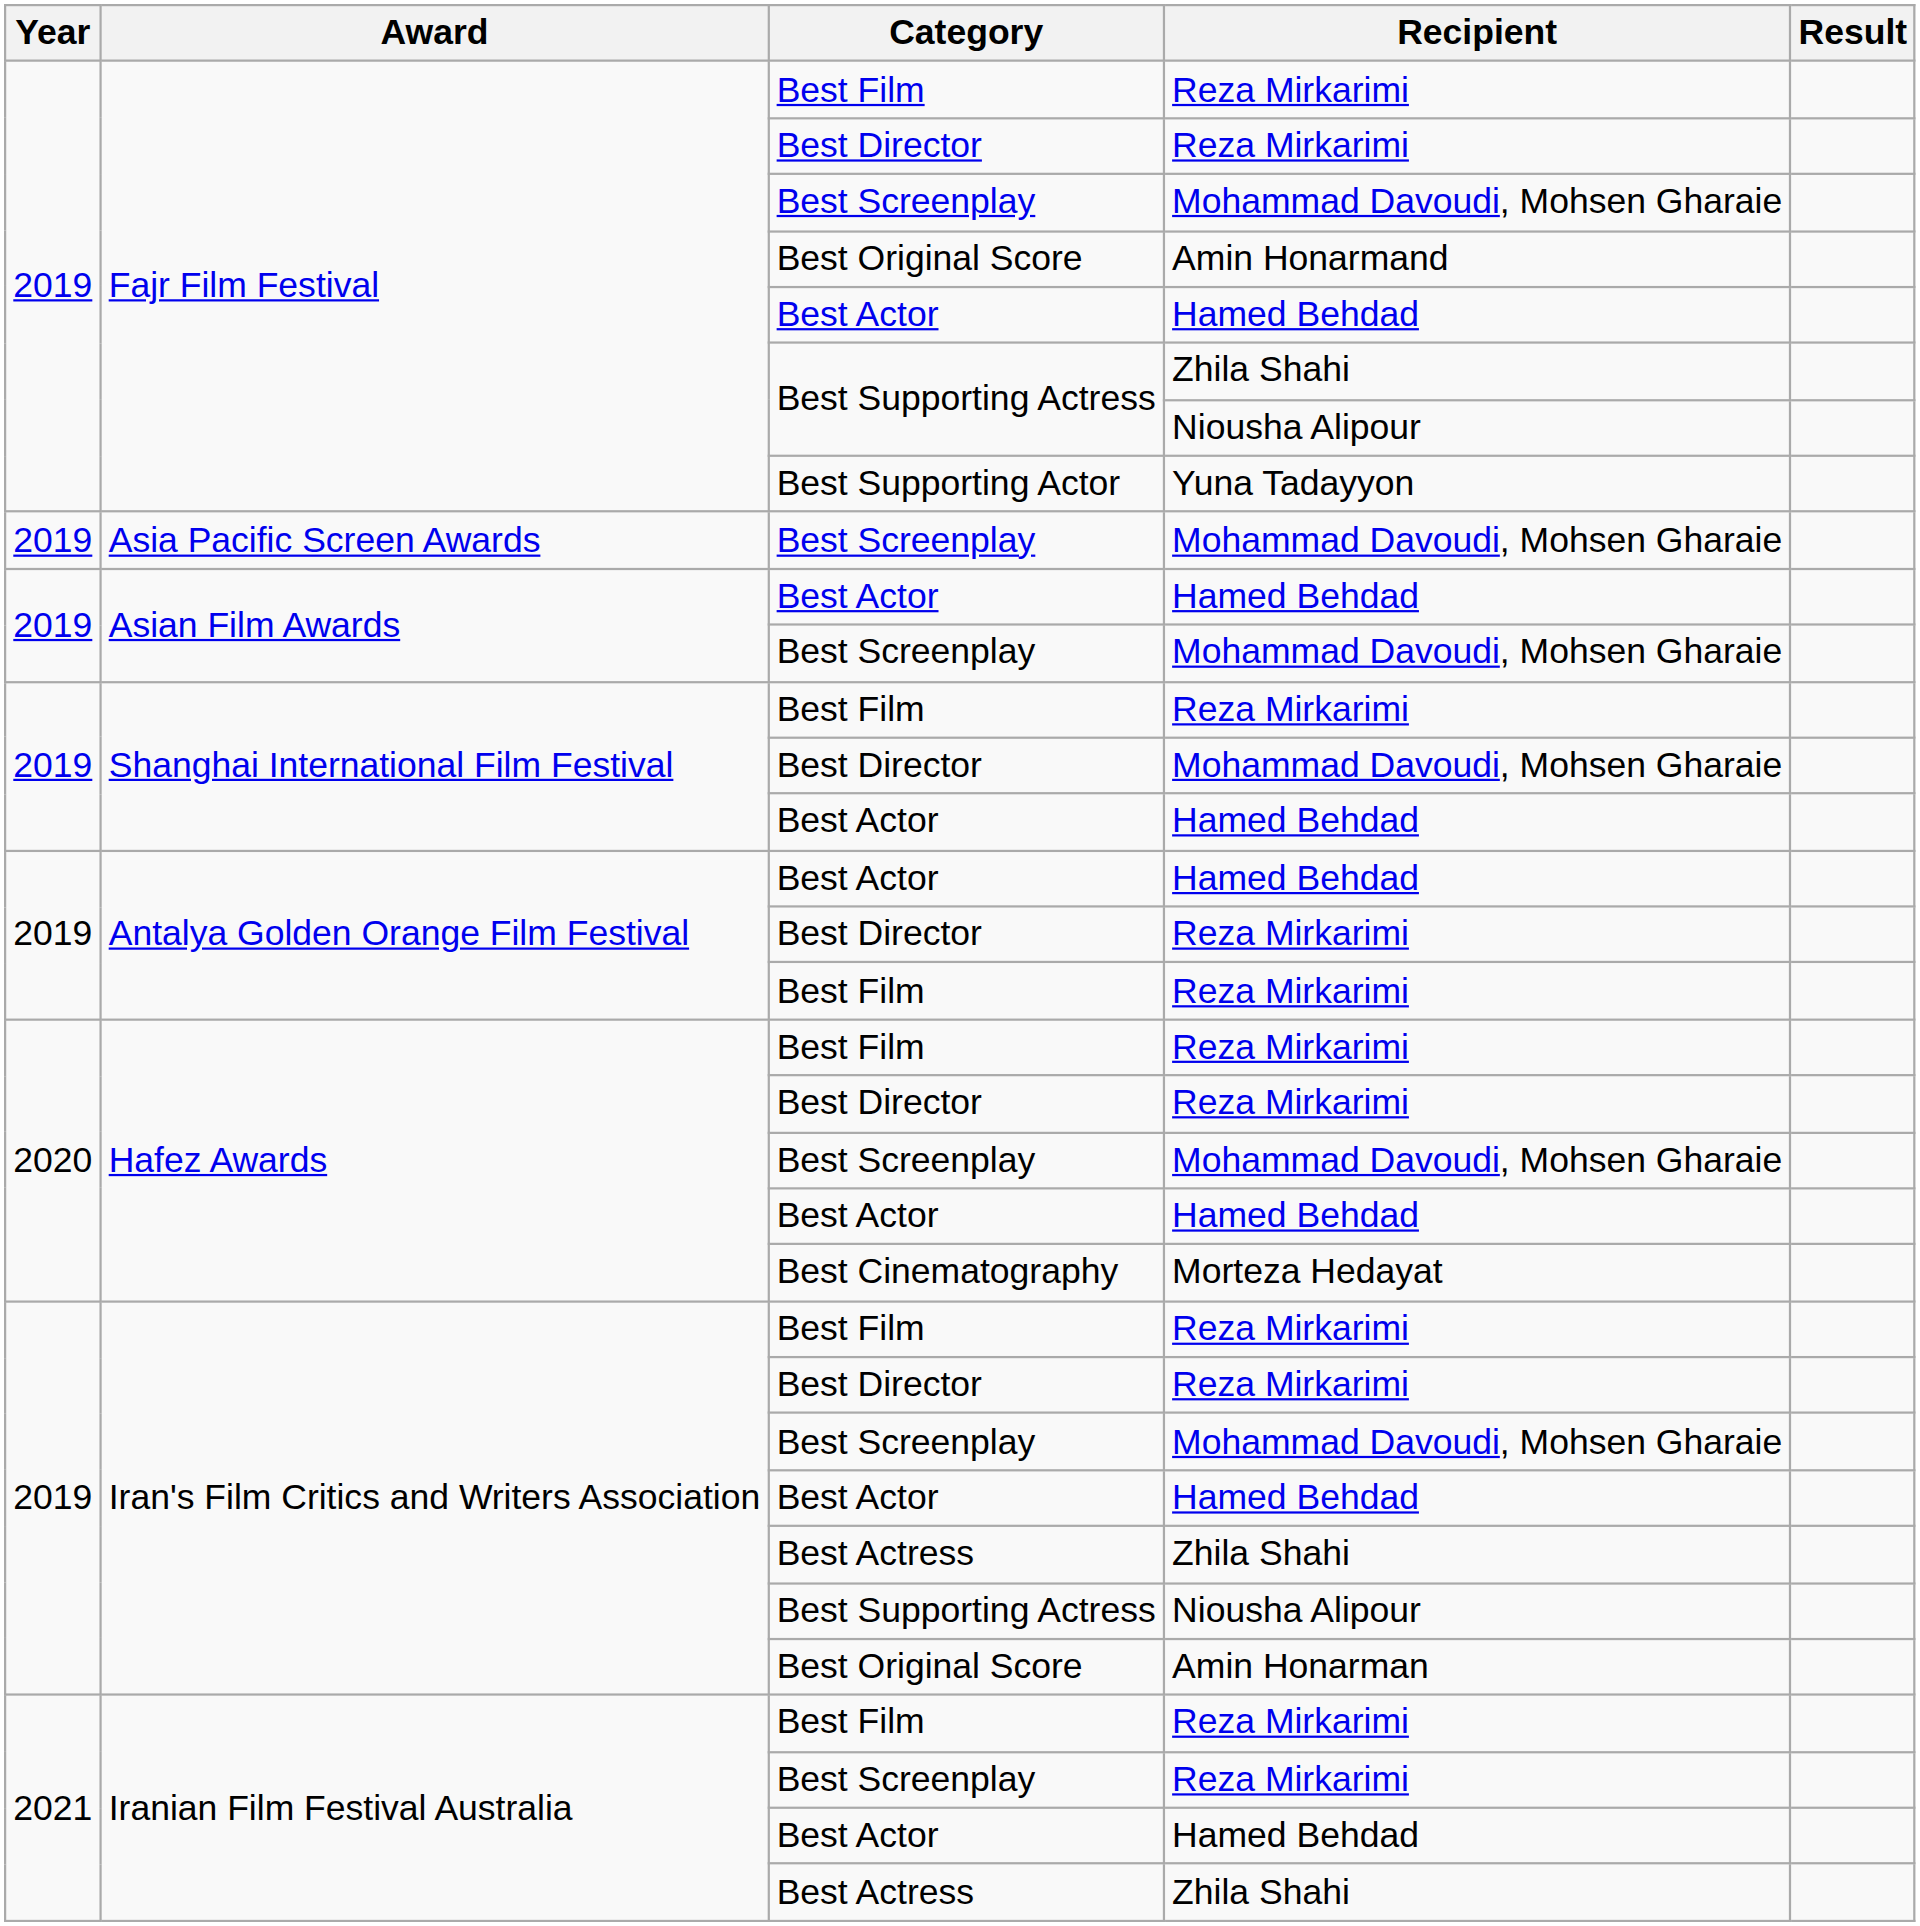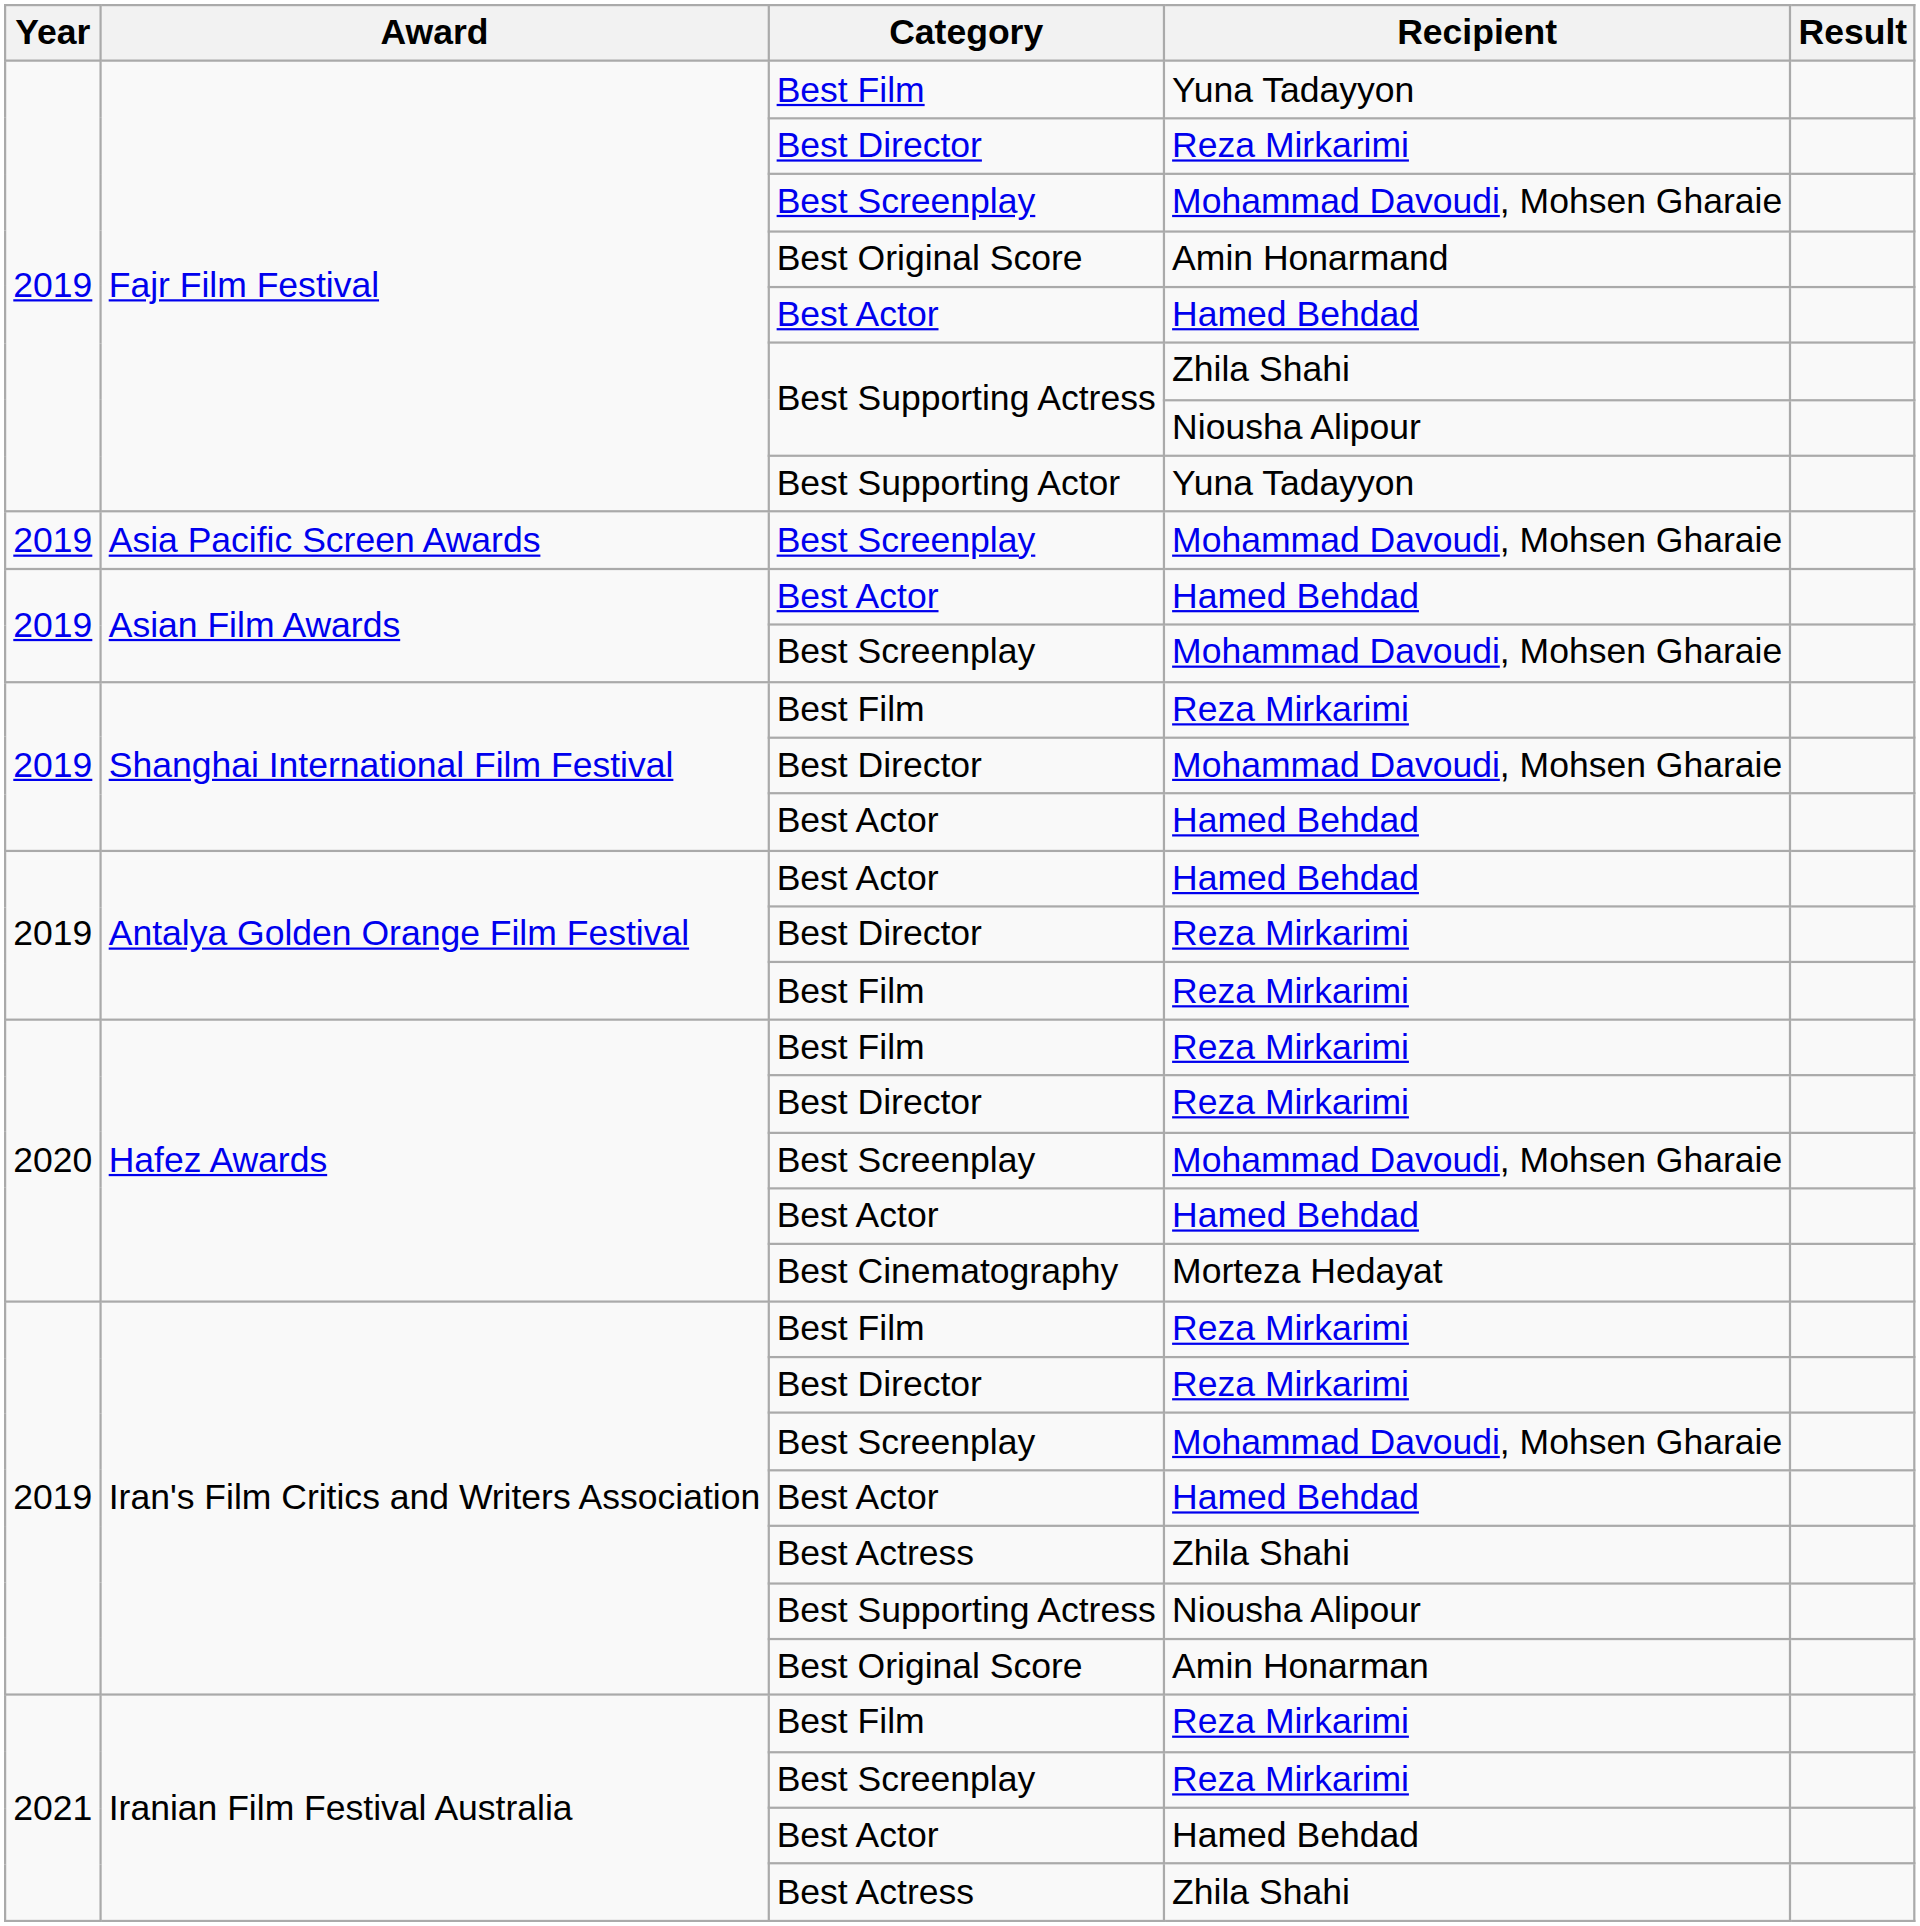(1291, 88) Reza Mirkarimi -> (1293, 88) Yuna Tadayyon
